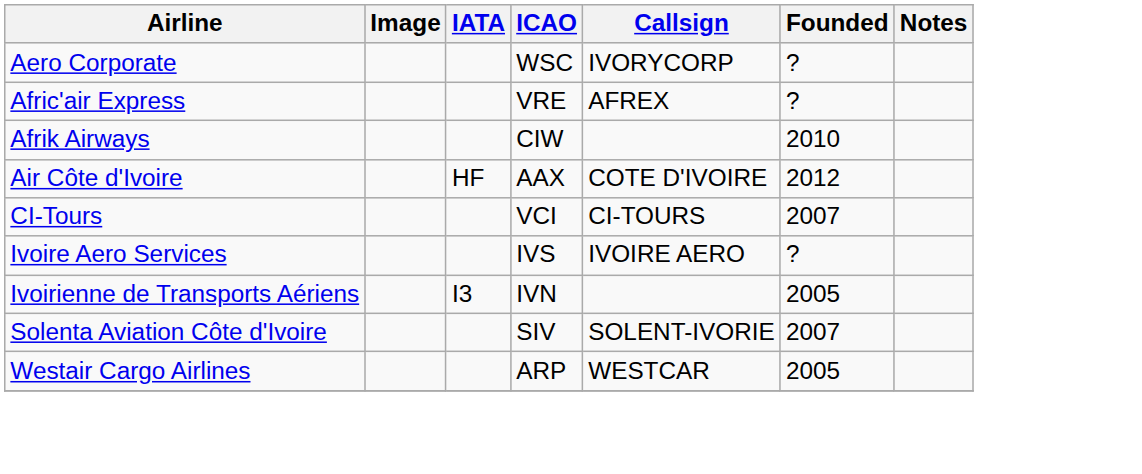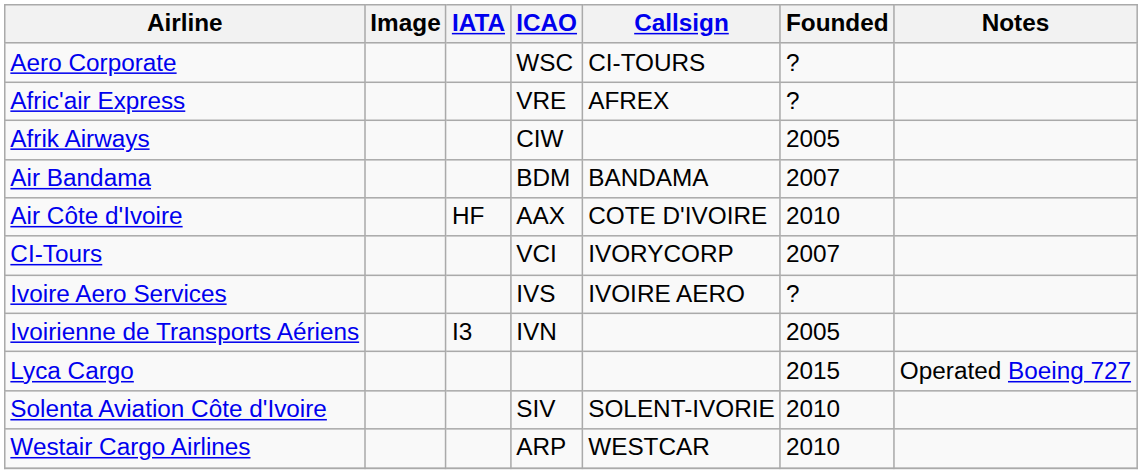(661, 62) IVORYCORP -> (647, 62) CI-TOURS
(813, 139) 2010 -> (813, 139) 2005
+ row: (81, 178)
(813, 178) 2012 -> (813, 216) 2010
(647, 216) CI-TOURS -> (661, 255) IVORYCORP
+ row: (72, 370)
(813, 332) 2007 -> (813, 409) 2010
(813, 370) 2005 -> (813, 448) 2010
